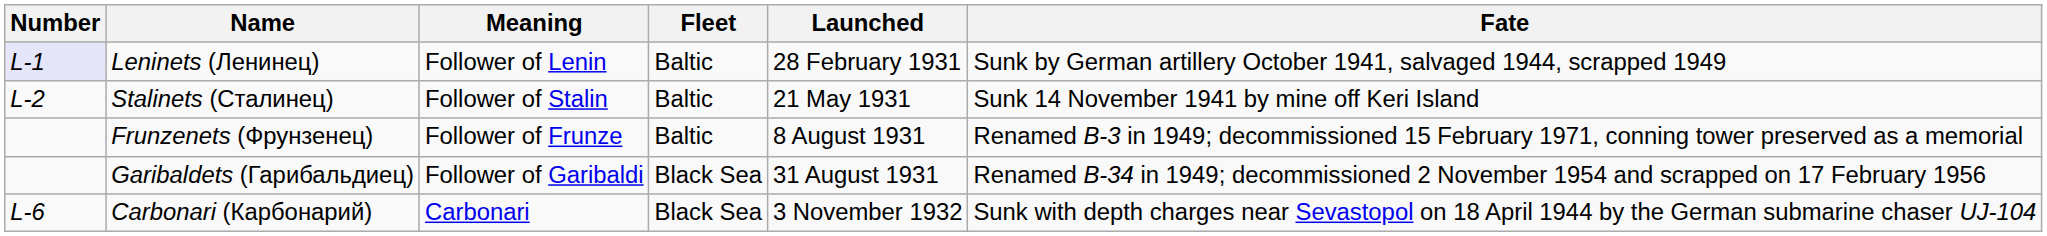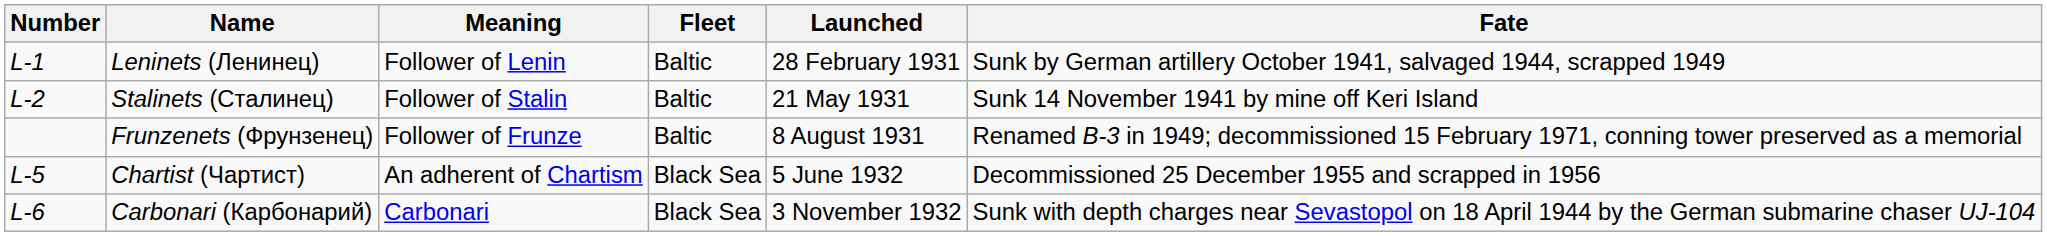(27, 61) lavender background -> (27, 61) no background
- row: (263, 174)
+ row: (208, 174)
